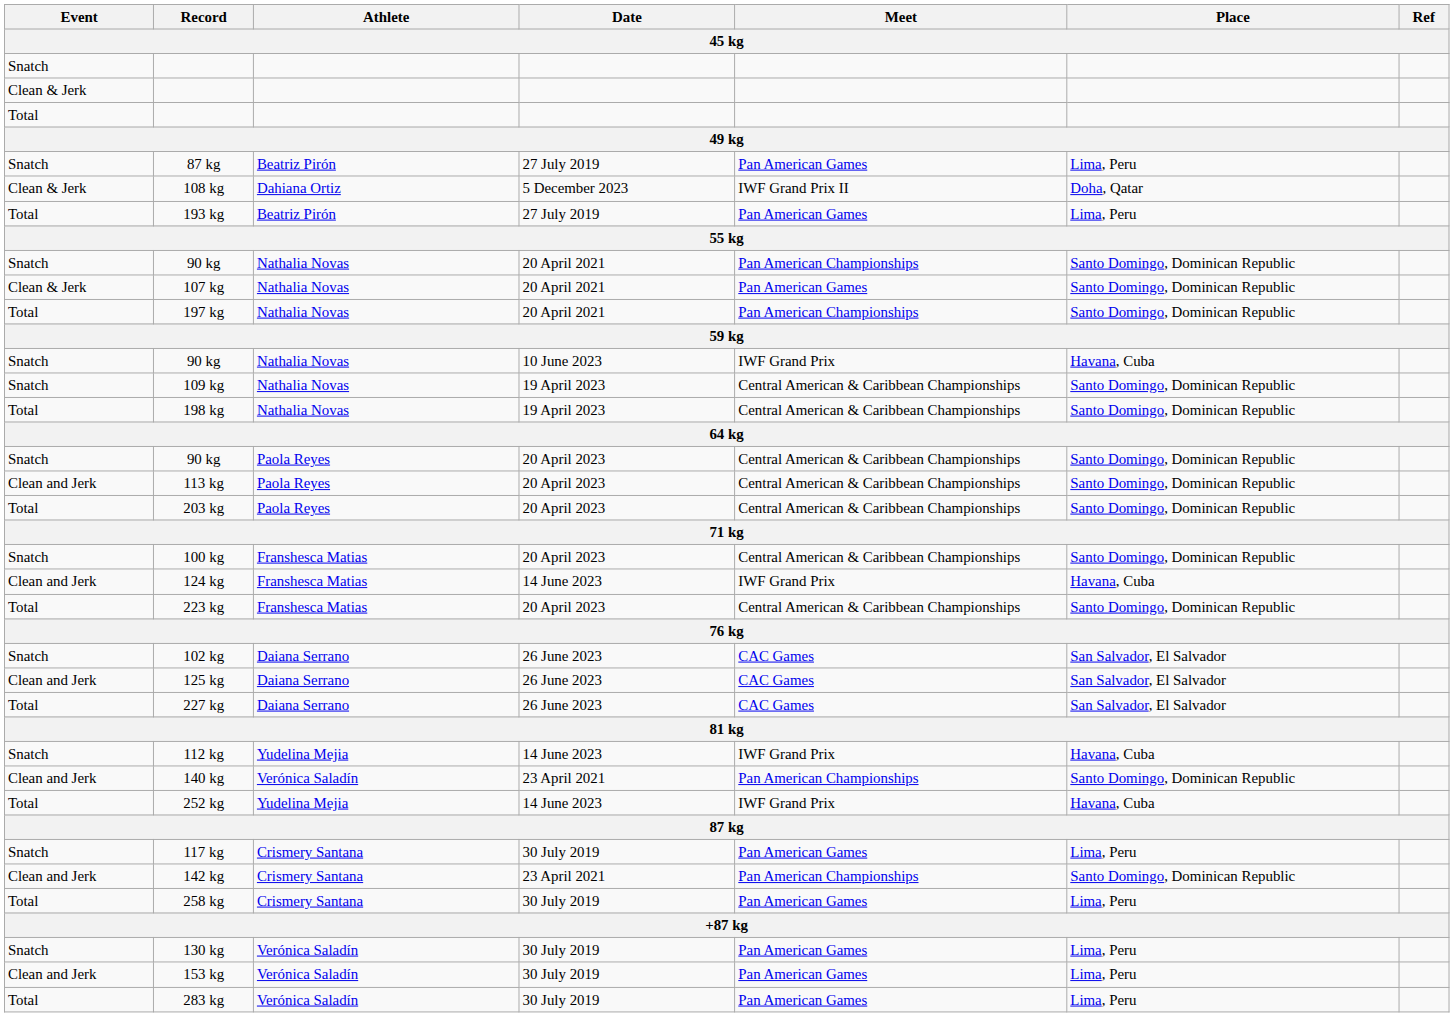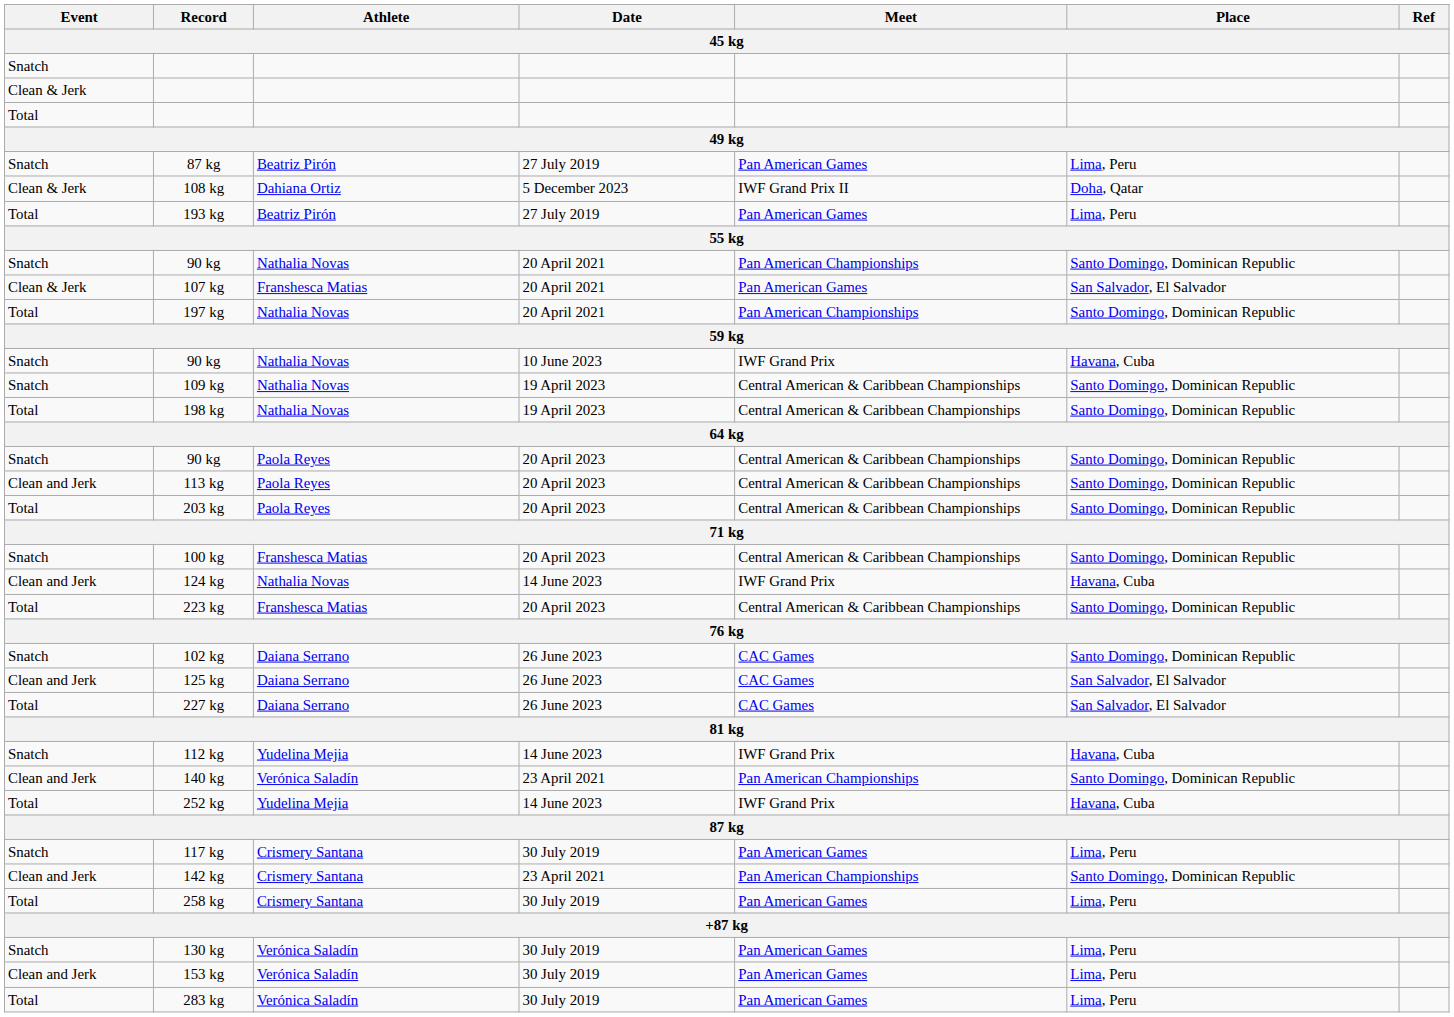(303, 287) Nathalia Novas -> (312, 287) Franshesca Matias
(1183, 287) Santo Domingo, Dominican Republic -> (1148, 287) San Salvador, El Salvador
(312, 581) Franshesca Matias -> (303, 581) Nathalia Novas
(1148, 655) San Salvador, El Salvador -> (1183, 655) Santo Domingo, Dominican Republic
